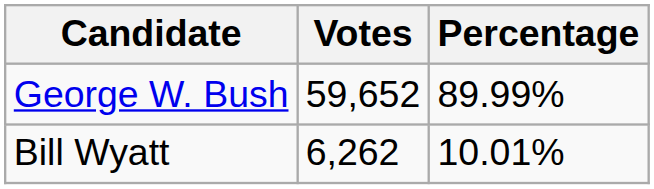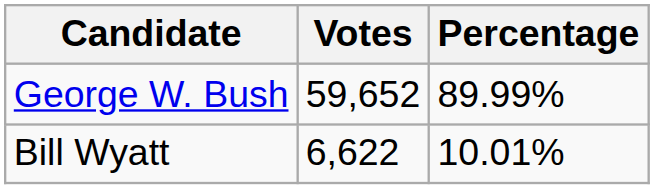(353, 152) 6,262 -> (353, 152) 6,622
